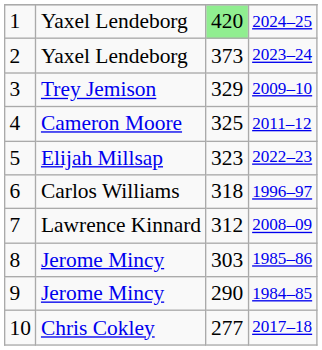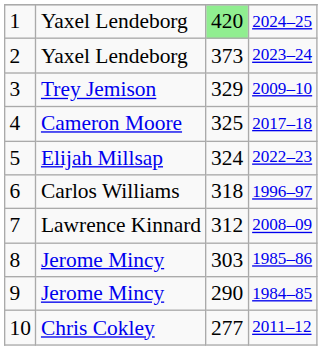(282, 123) 2011–12 -> (282, 123) 2017–18
(227, 157) 323 -> (227, 157) 324
(282, 327) 2017–18 -> (282, 327) 2011–12
